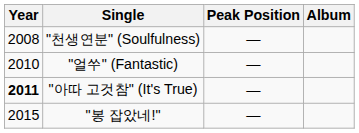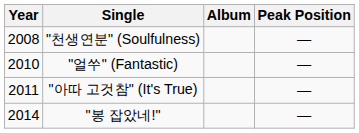columns swapped: (253, 15) <-> (329, 15)
(24, 90) bold -> (24, 90) normal
(24, 115) 2015 -> (24, 115) 2014
